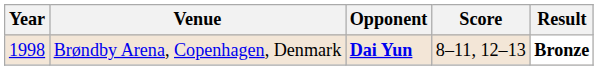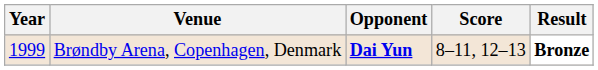(27, 49) 1998 -> (27, 49) 1999
